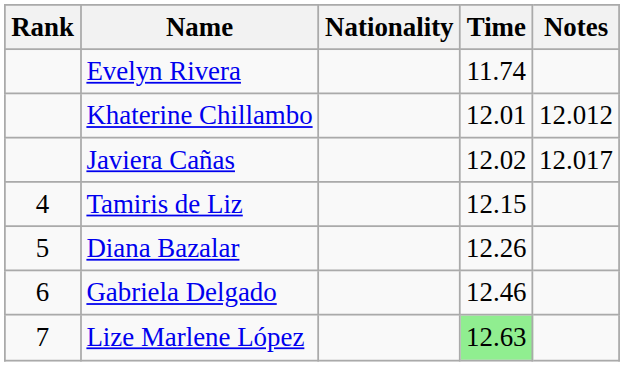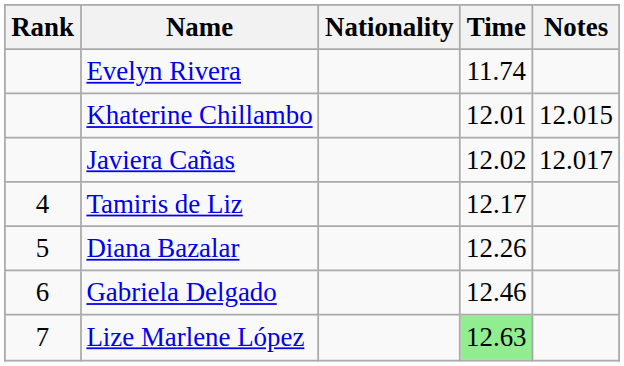(576, 115) 12.012 -> (576, 115) 12.015
(496, 204) 12.15 -> (496, 204) 12.17
